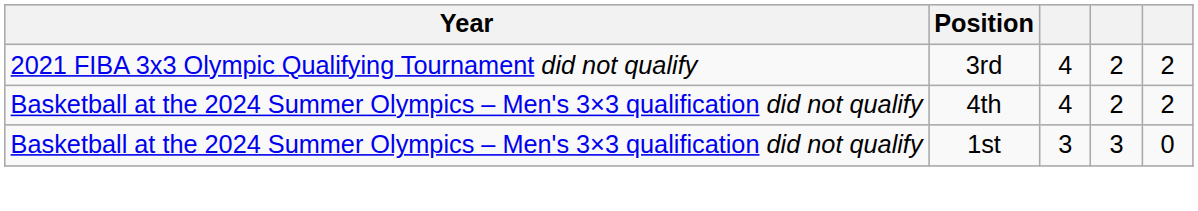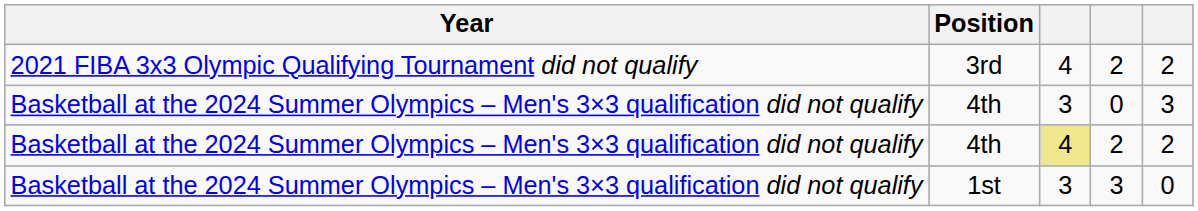+ row: (984, 104)
(1065, 104) no background -> (1065, 144) khaki background
